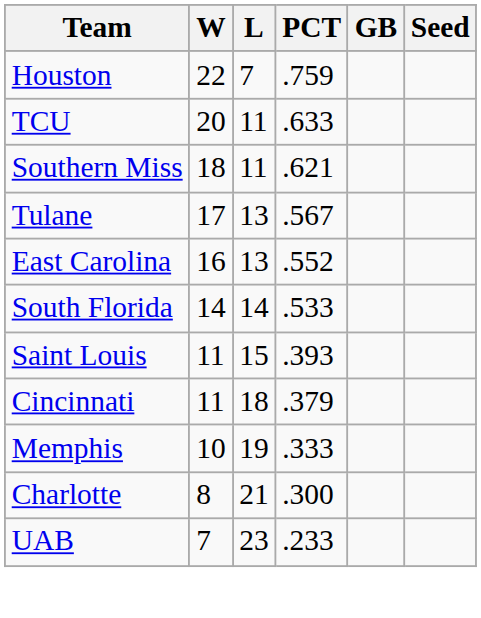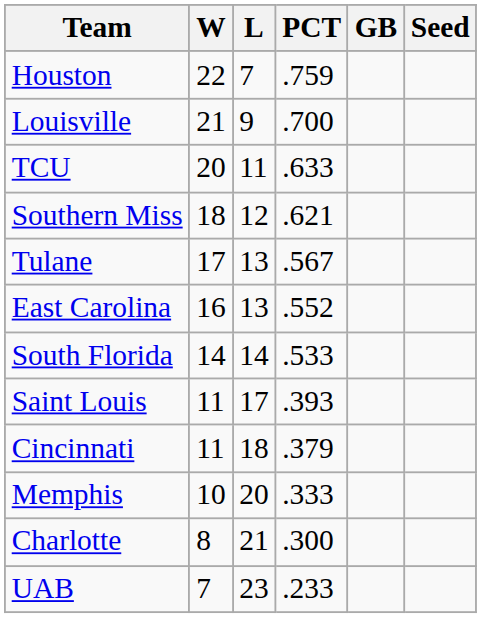+ row: (71, 121)
(253, 167) 11 -> (254, 214) 12
(254, 354) 15 -> (254, 401) 17
(254, 448) 19 -> (254, 494) 20
